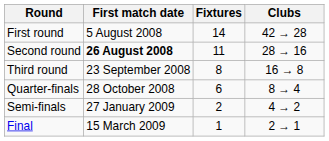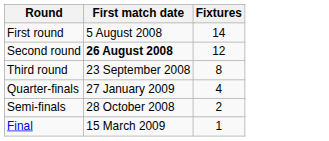- column: (284, 13)
(219, 51) 11 -> (219, 51) 12
(130, 88) 28 October 2008 -> (130, 88) 27 January 2009
(219, 88) 6 -> (219, 88) 4
(130, 107) 27 January 2009 -> (130, 107) 28 October 2008
